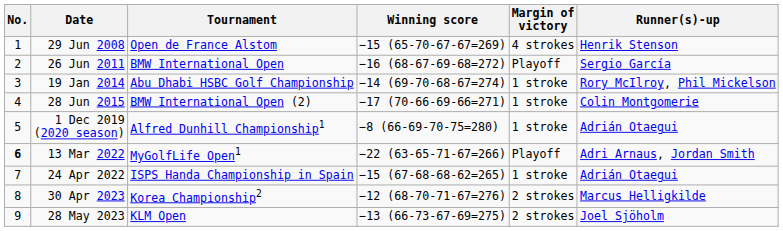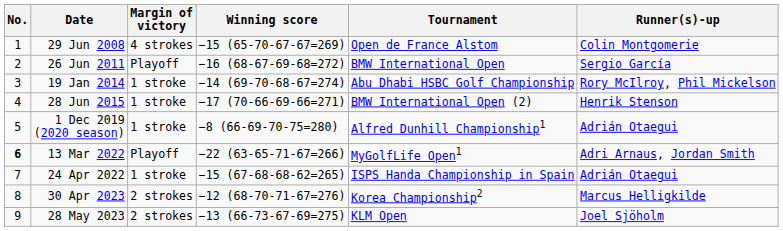columns swapped: (242, 21) <-> (543, 21)
(629, 46) Henrik Stenson -> (639, 46) Colin Montgomerie
(639, 102) Colin Montgomerie -> (629, 102) Henrik Stenson
